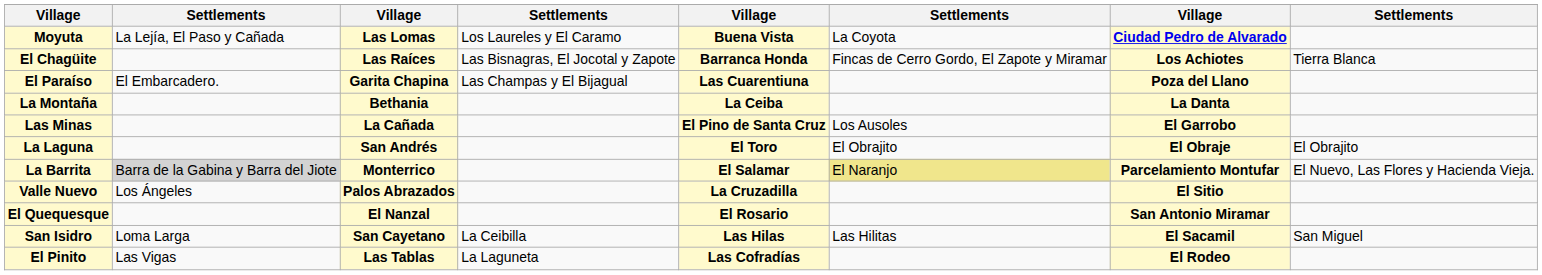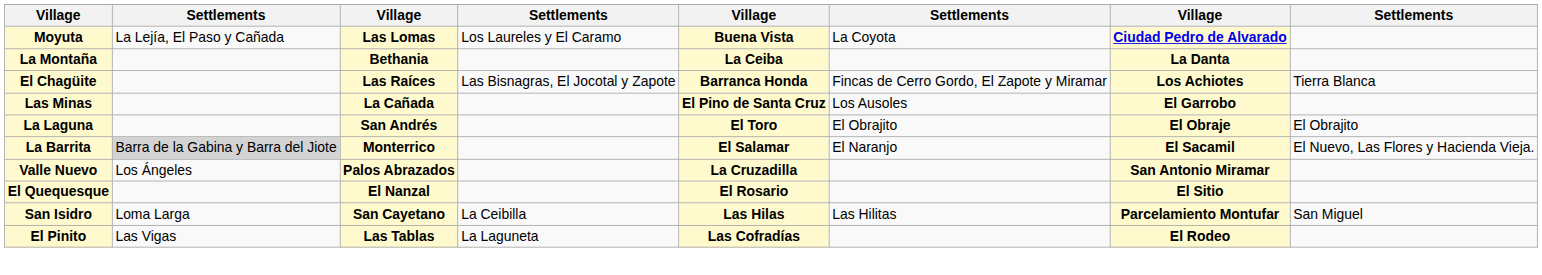rows swapped: (58, 103) <-> (58, 59)
- row: (58, 81)
(865, 170) khaki background -> (865, 147) no background
(1200, 170) Parcelamiento Montufar -> (1200, 147) El Sacamil
(1200, 192) El Sitio -> (1200, 170) San Antonio Miramar
(1200, 214) San Antonio Miramar -> (1200, 192) El Sitio
(1200, 236) El Sacamil -> (1200, 214) Parcelamiento Montufar
